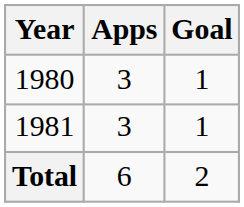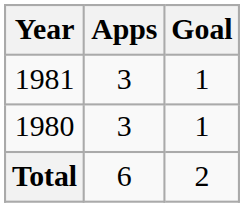rows swapped: (45, 78) <-> (45, 127)
